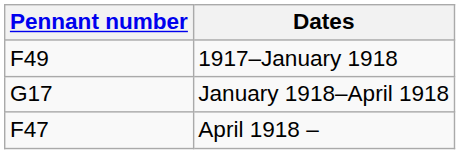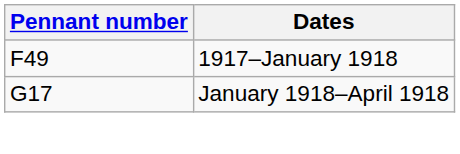- row: (258, 129)
